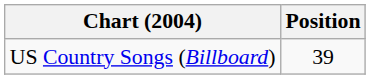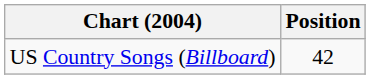(323, 56) 39 -> (323, 56) 42
